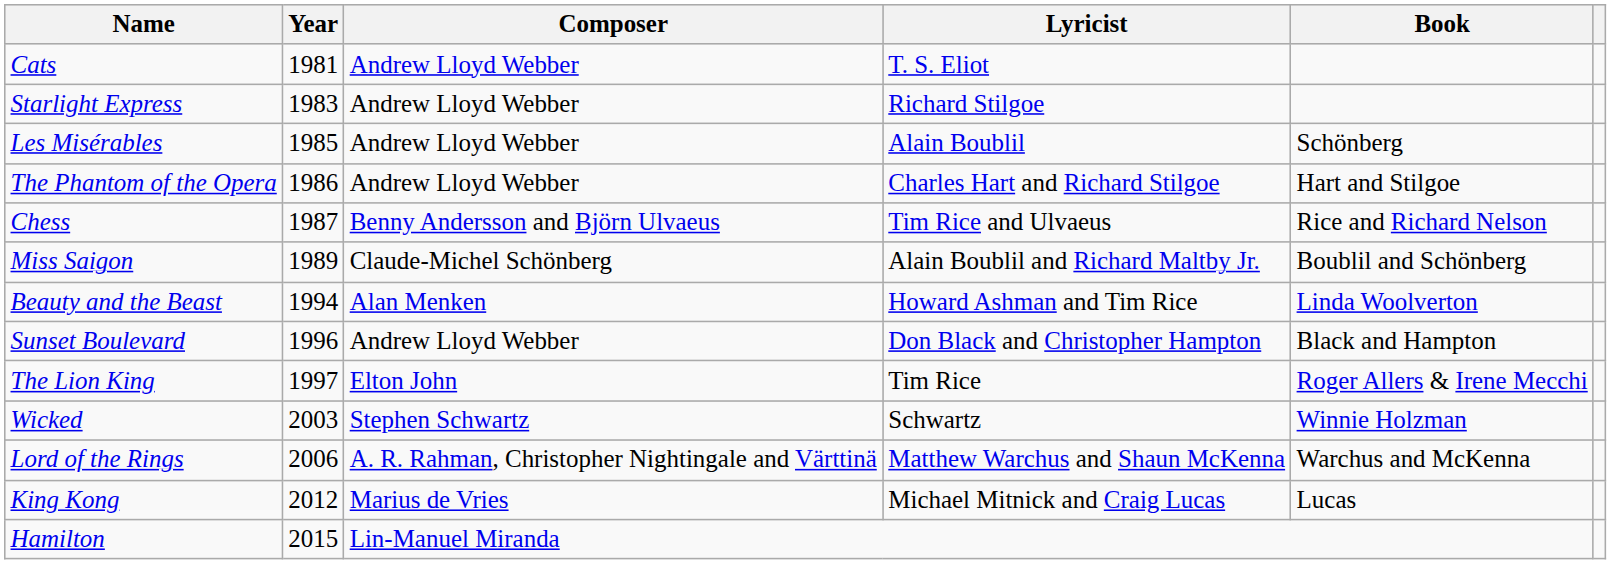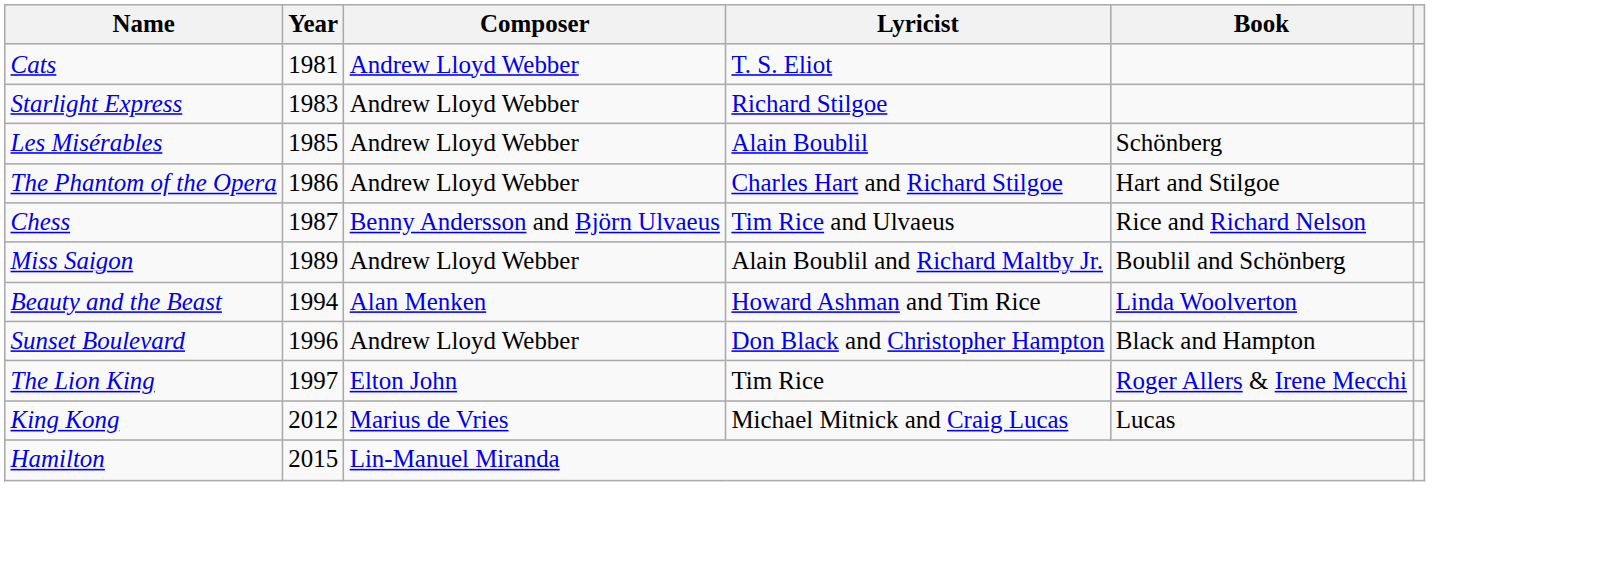(481, 261) Claude-Michel Schönberg -> (464, 261) Andrew Lloyd Webber
- row: (47, 420)
- row: (97, 459)
